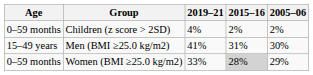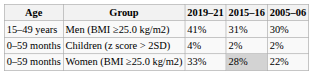rows swapped: (118, 29) <-> (118, 45)
(279, 62) 29% -> (279, 62) 22%
